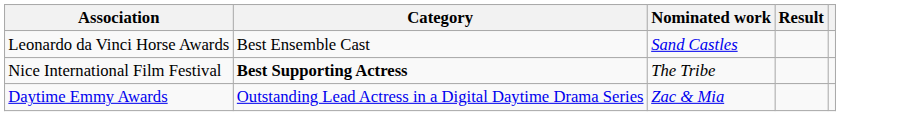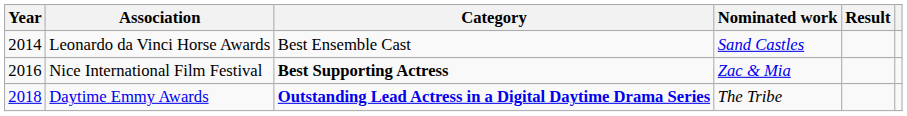+ column: (25, 17)
(683, 70) The Tribe -> (754, 70) Zac & Mia
(440, 96) normal -> (494, 96) bold
(688, 96) Zac & Mia -> (750, 96) The Tribe
